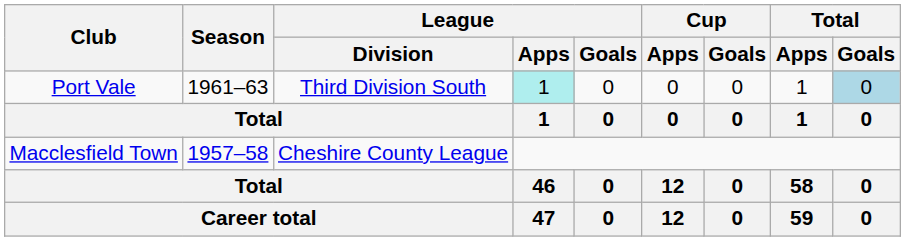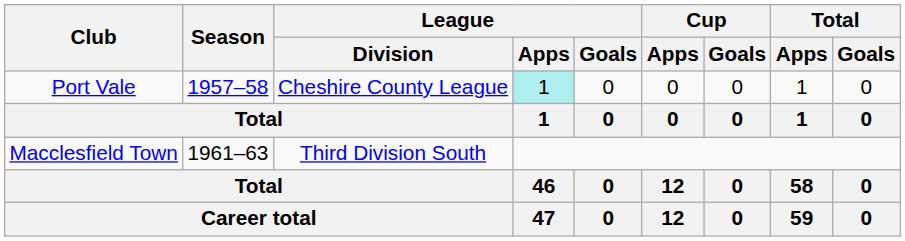(228, 86) 1961–63 -> (228, 86) 1957–58
(393, 86) Third Division South -> (393, 86) Cheshire County League
(866, 86) lightblue background -> (866, 86) no background
(228, 152) 1957–58 -> (228, 152) 1961–63
(393, 152) Cheshire County League -> (393, 152) Third Division South
